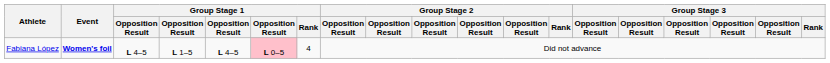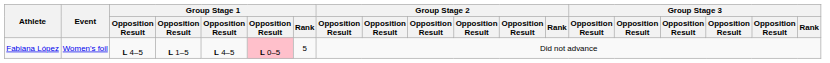(87, 48) bold -> (85, 48) normal
(309, 48) 4 -> (305, 48) 5
